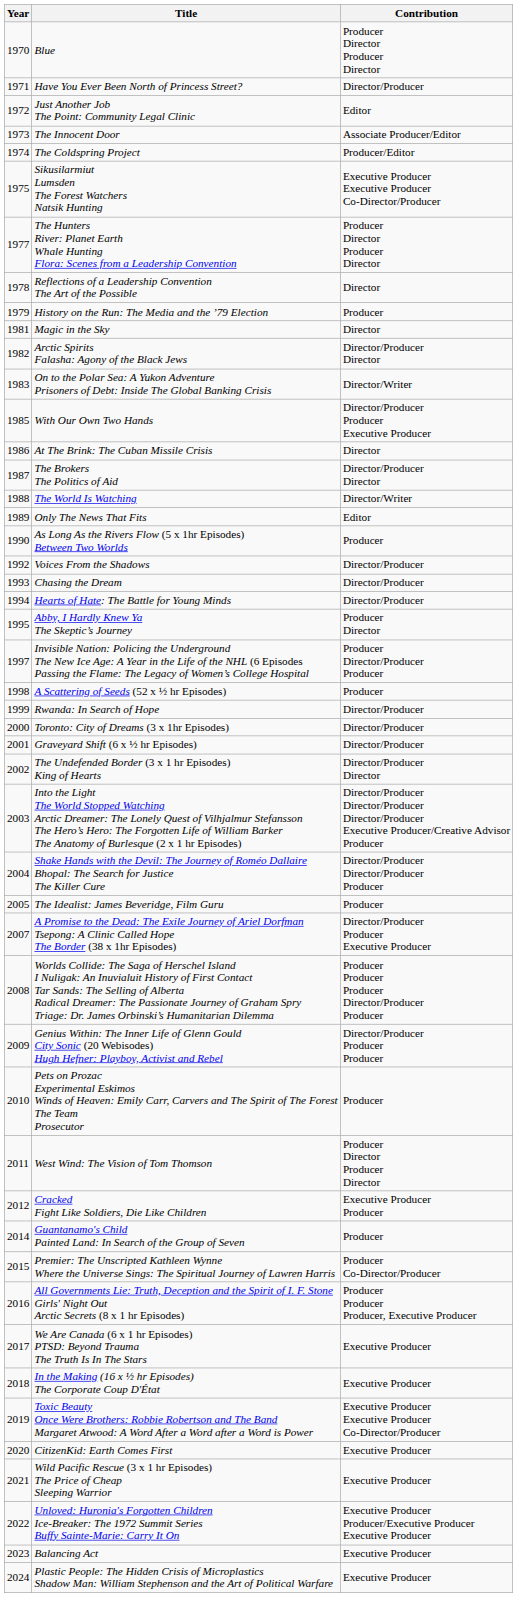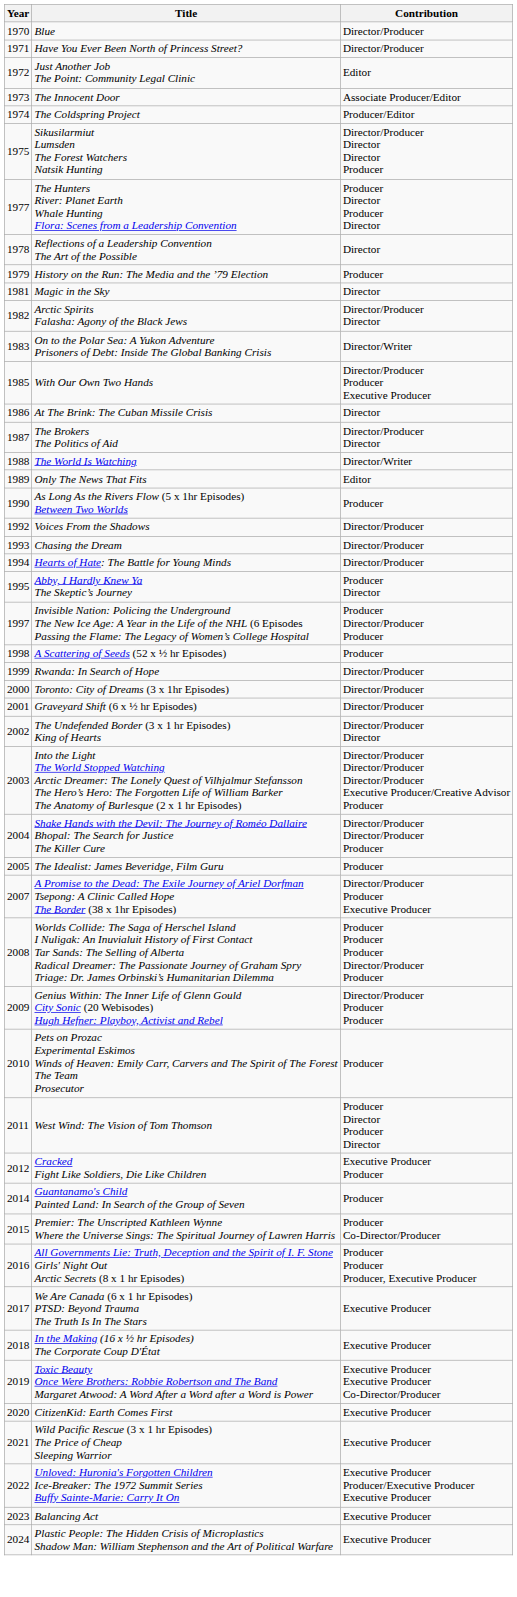(363, 50) Producer Director Producer Director -> (383, 31) Director/Producer
(392, 189) Executive Producer Executive Producer Co-Director/Producer -> (383, 151) Director/Producer Director Director Producer
